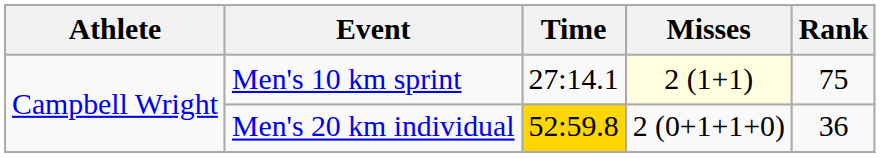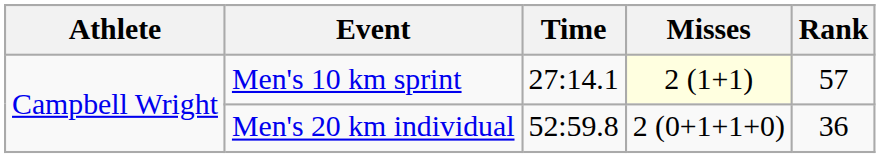(834, 78) 75 -> (834, 78) 57
(574, 127) gold background -> (574, 127) no background
